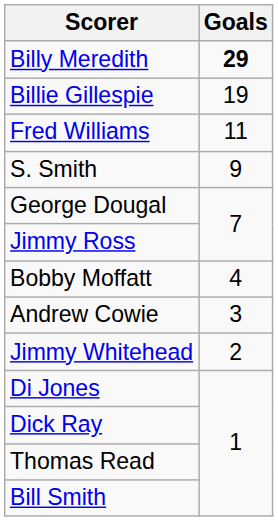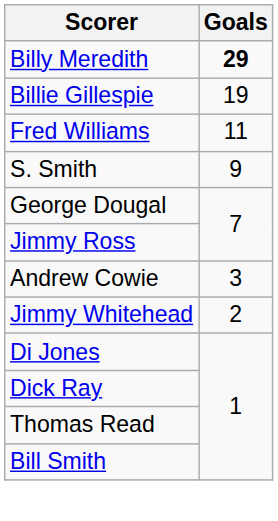- row: (81, 278)
